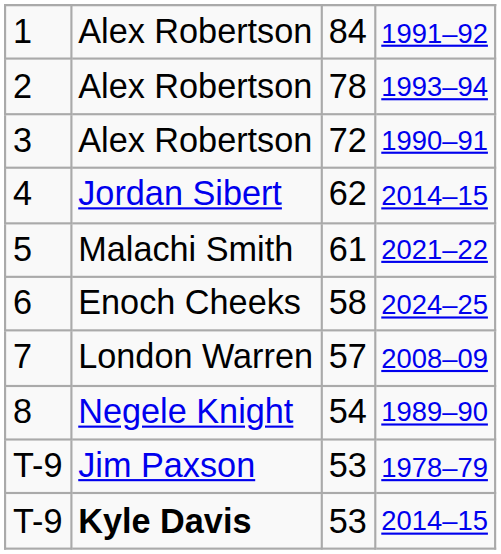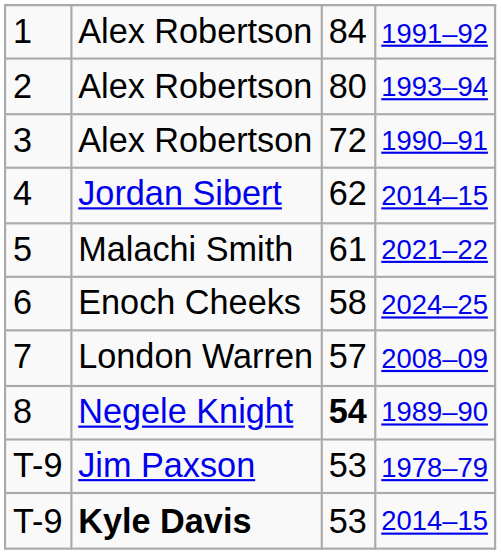(348, 85) 78 -> (348, 85) 80
(348, 411) normal -> (348, 411) bold
